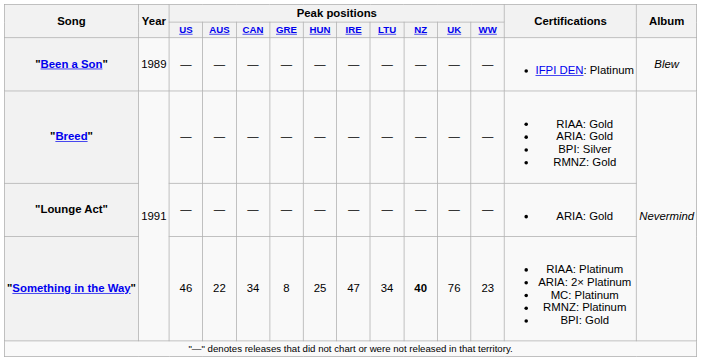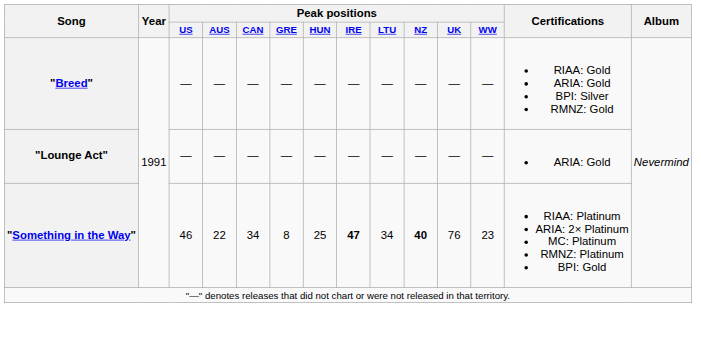- row: (71, 64)
(354, 288) normal -> (354, 235) bold
